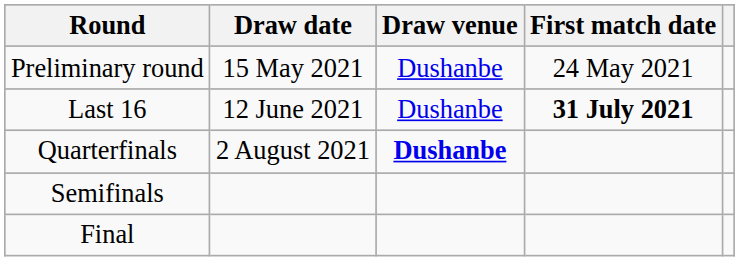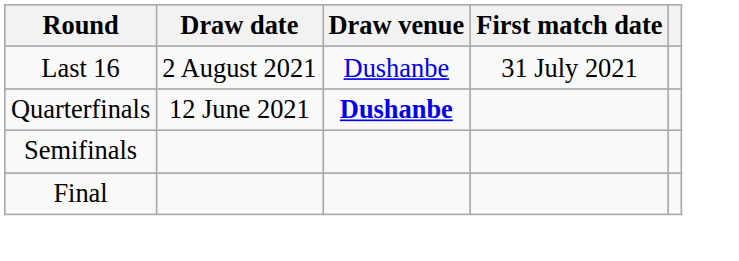- row: (107, 67)
(293, 109) 12 June 2021 -> (239, 67) 2 August 2021
(623, 109) bold -> (569, 67) normal
(293, 151) 2 August 2021 -> (239, 109) 12 June 2021
